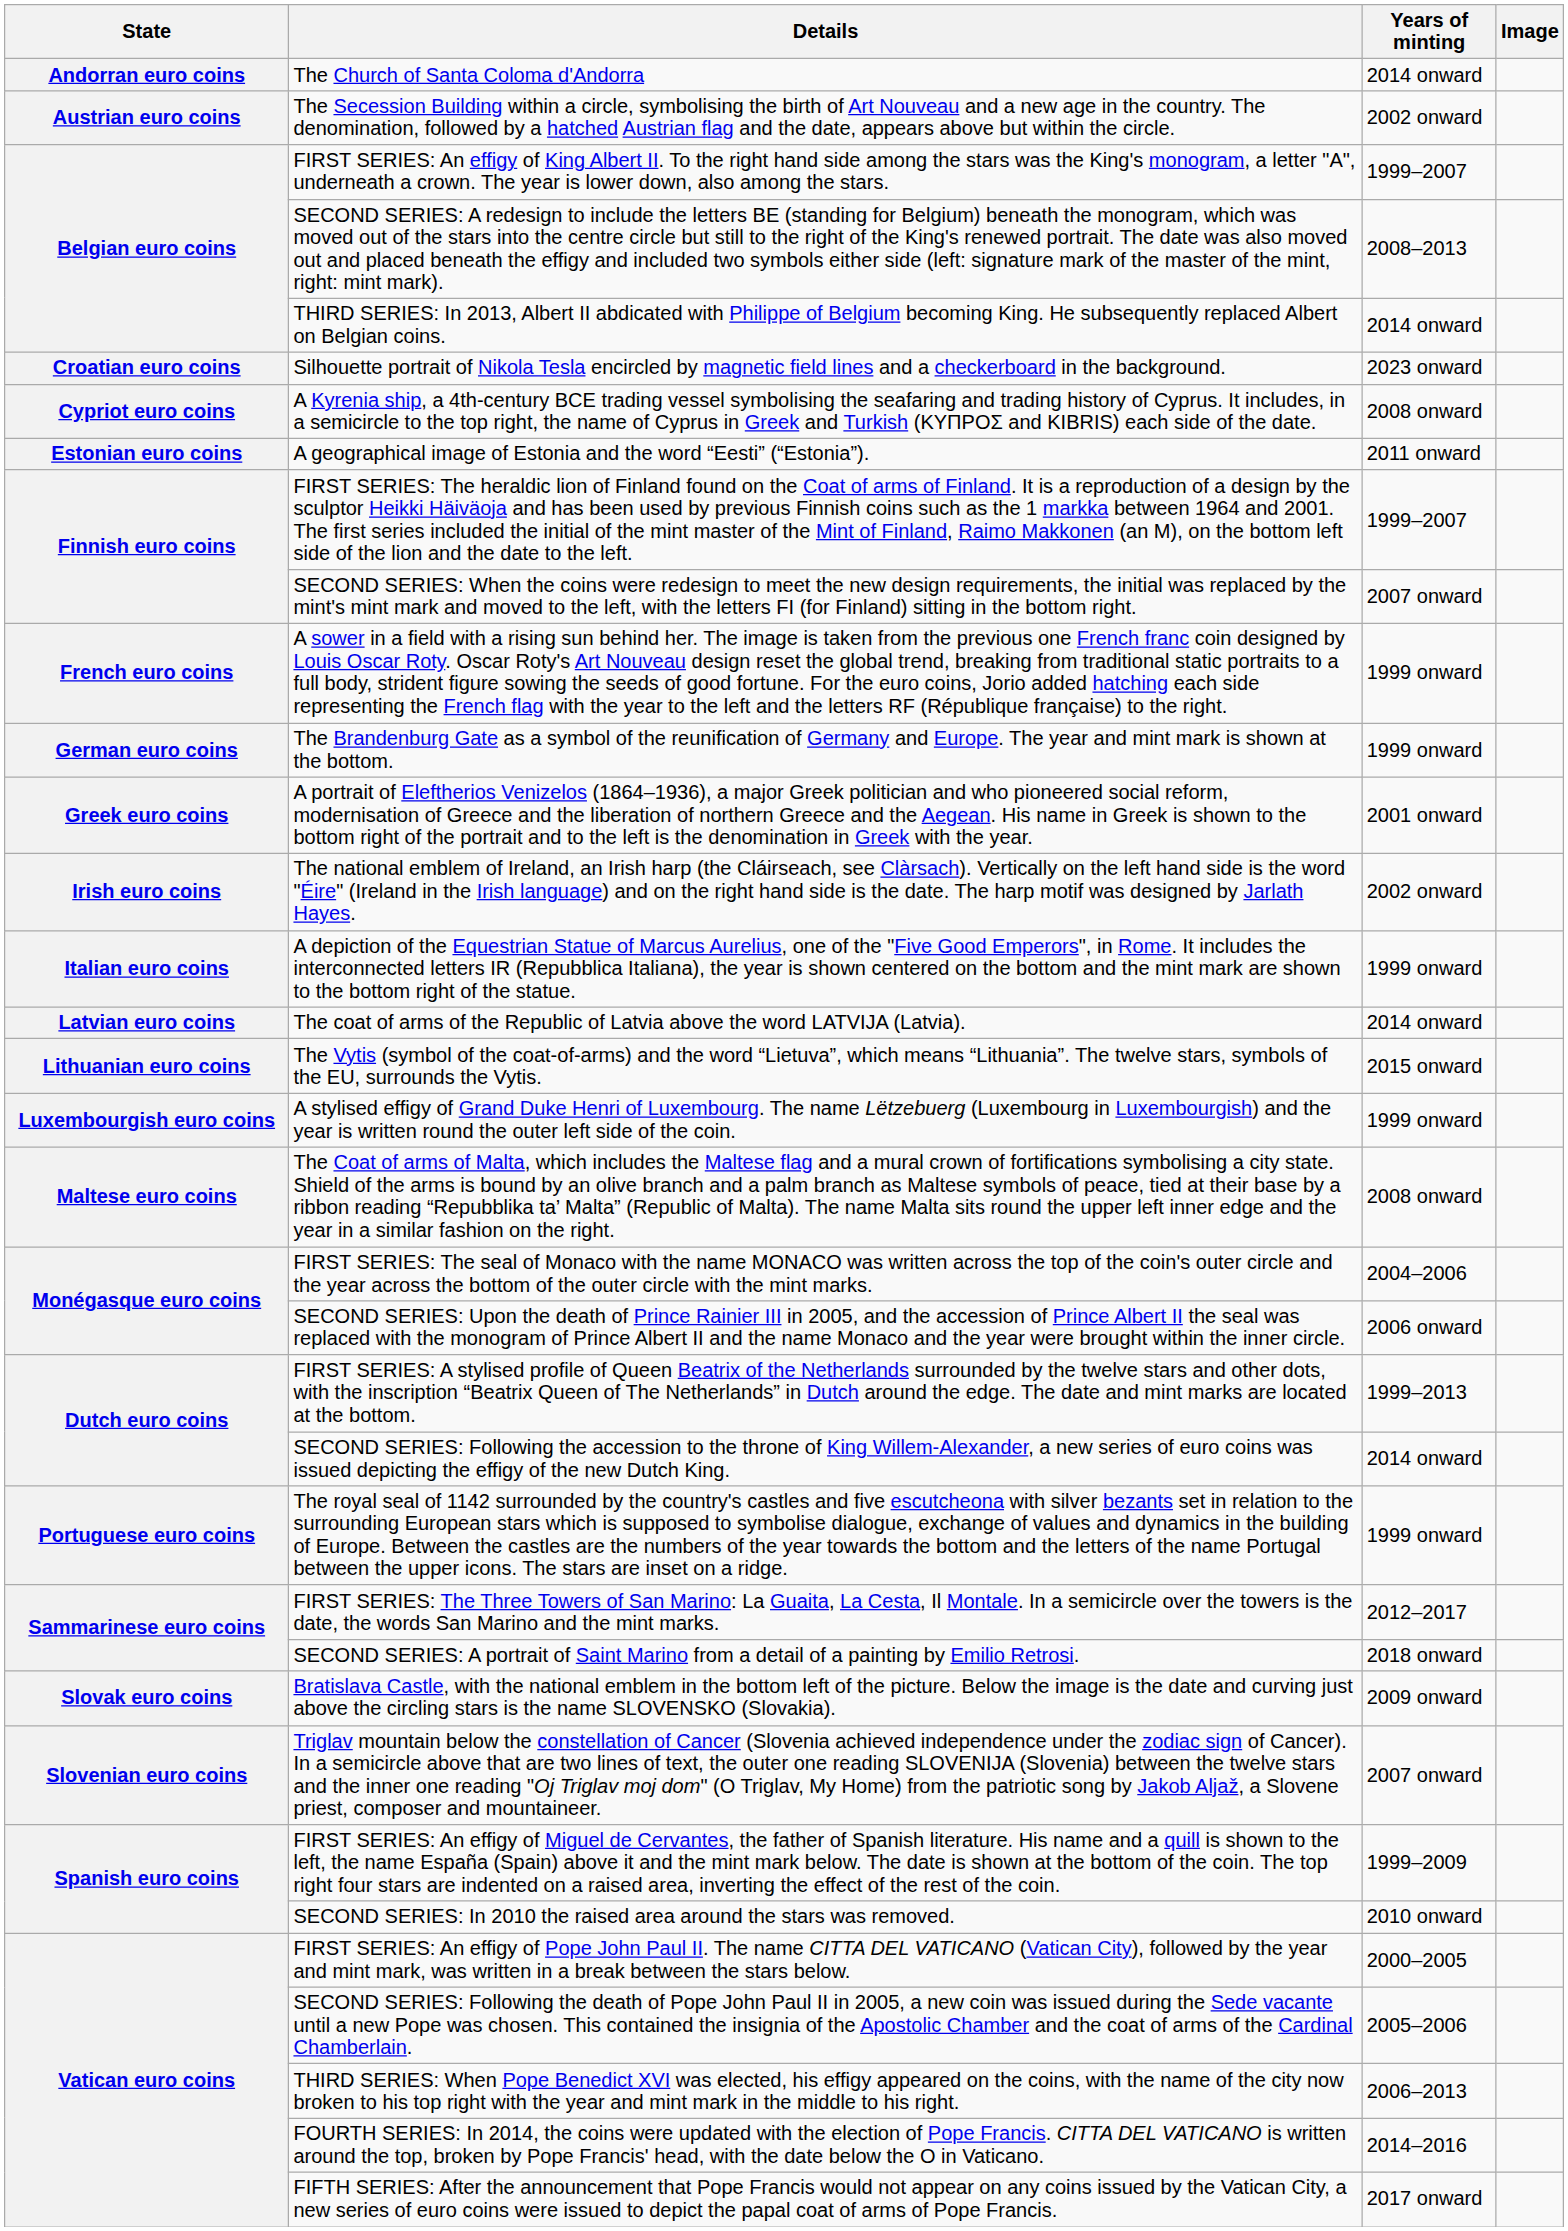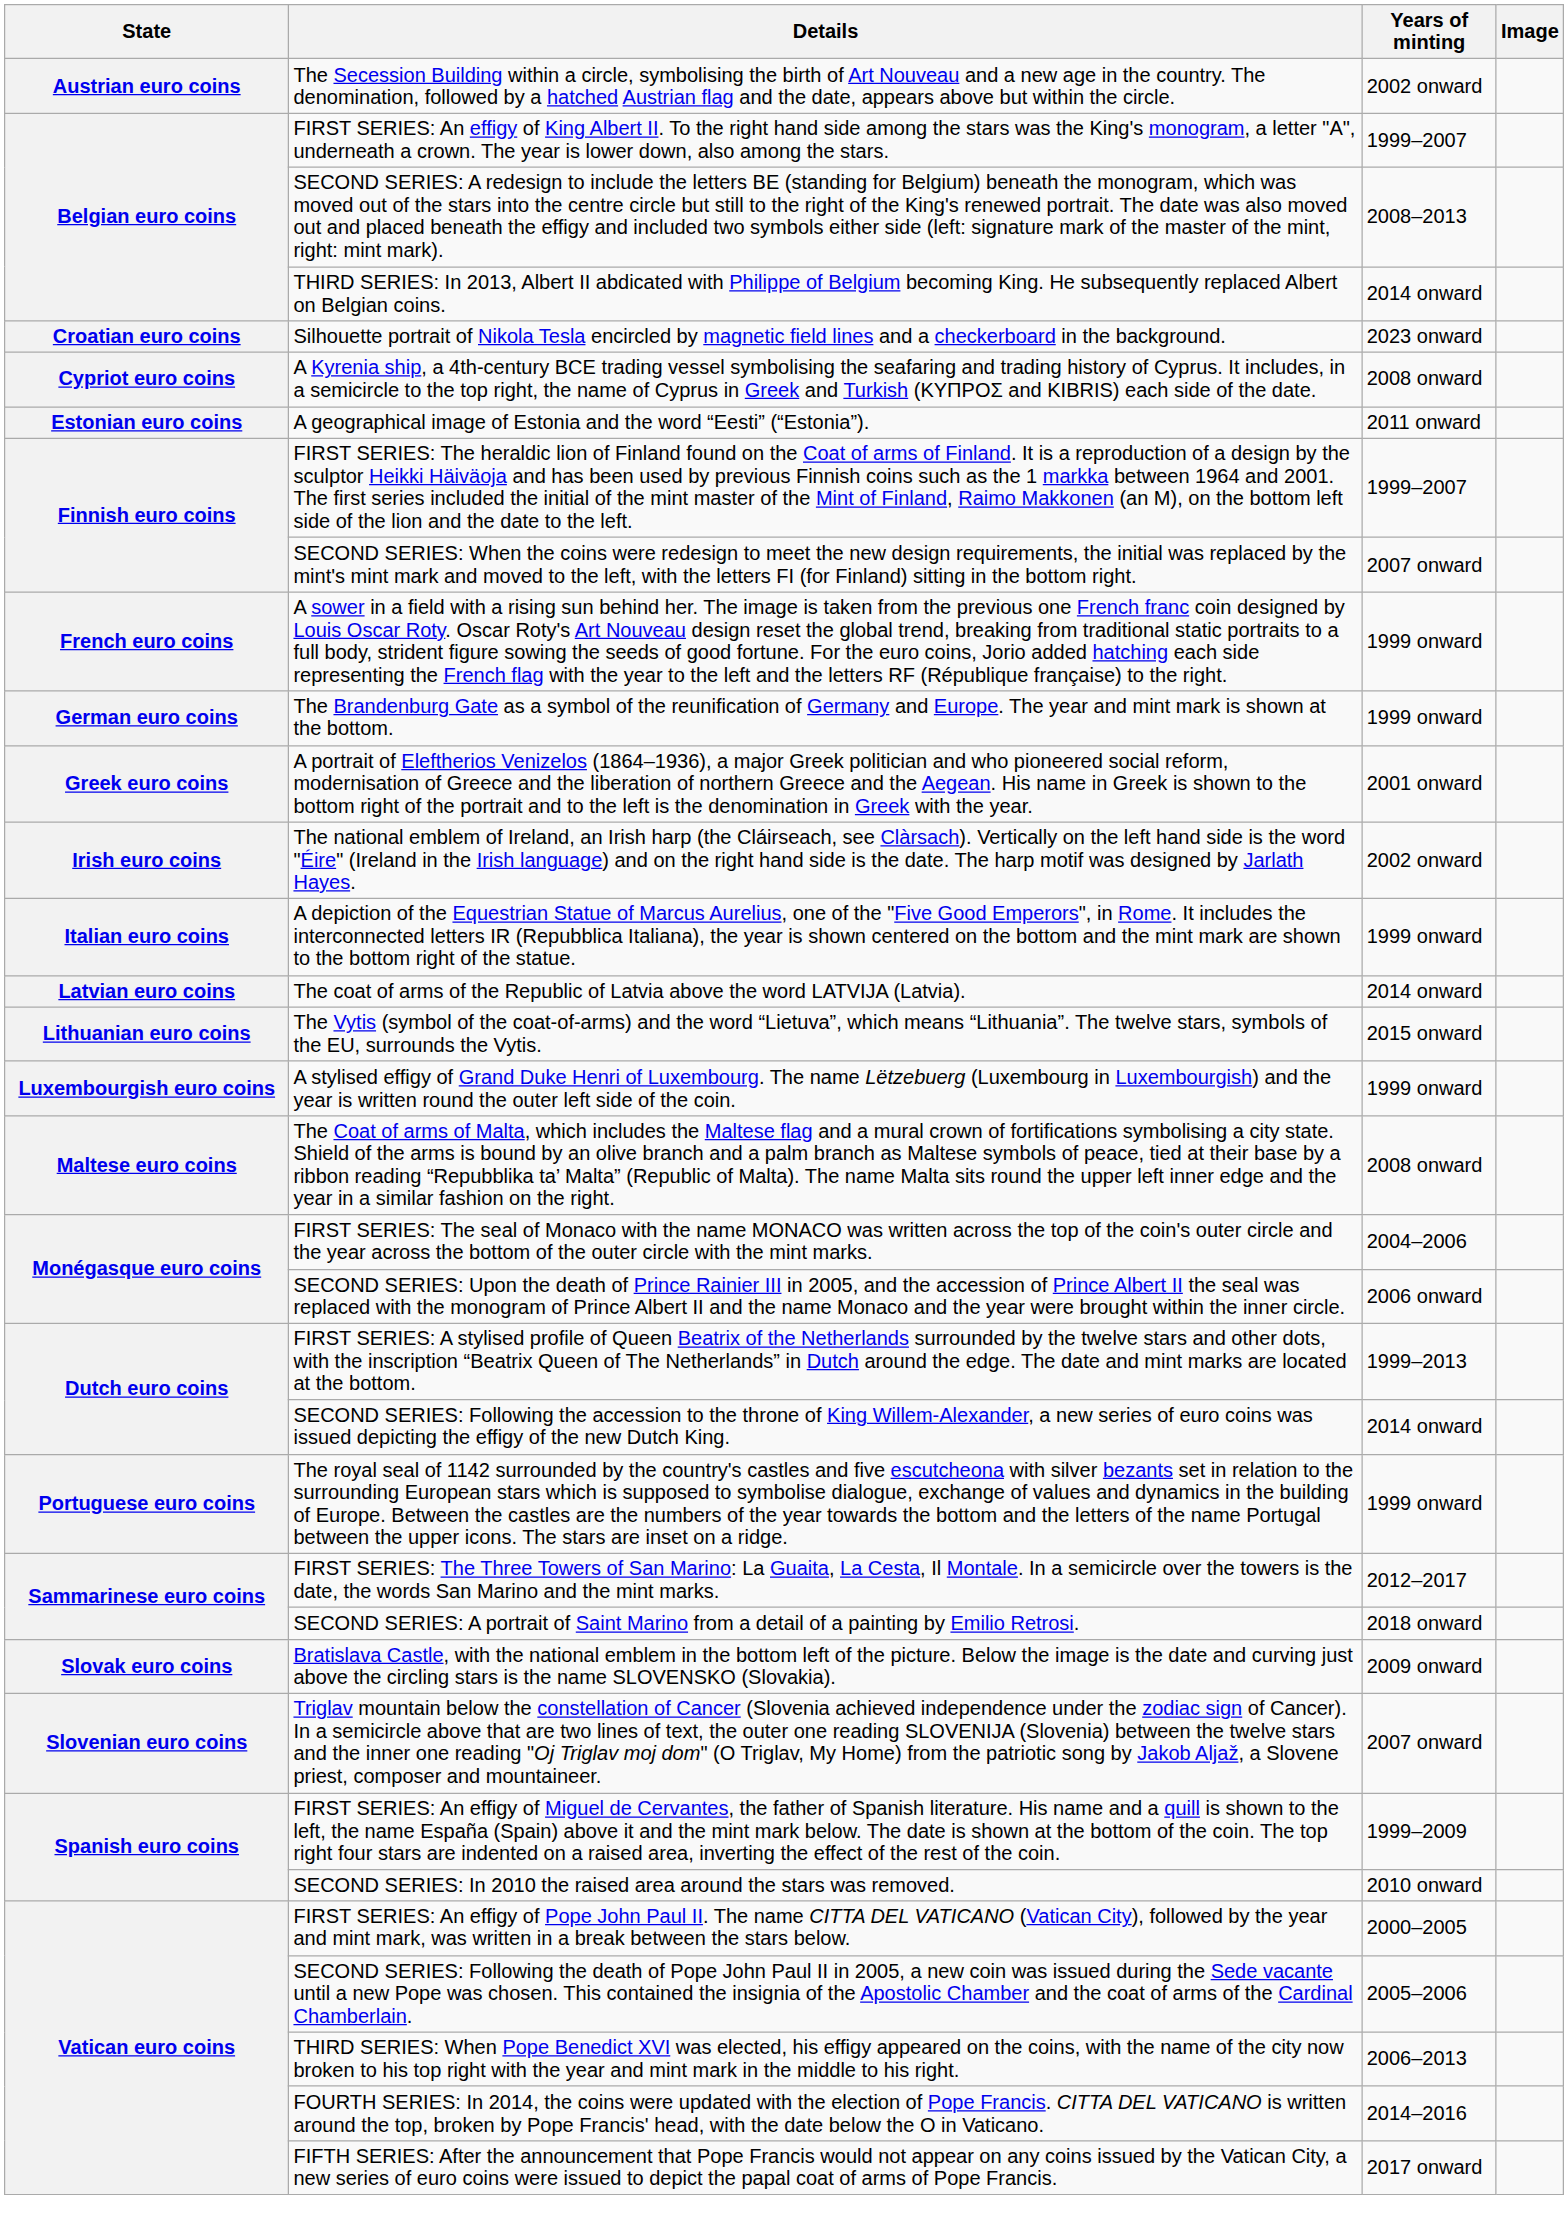- row: (469, 74)
